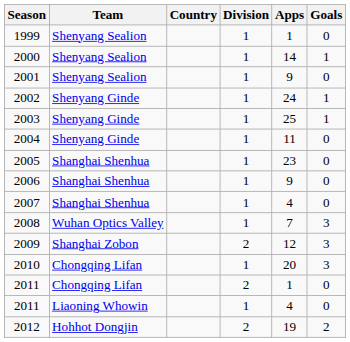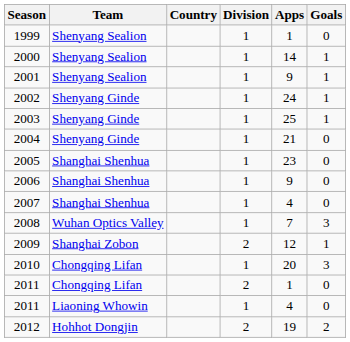(326, 77) 0 -> (326, 77) 1
(290, 139) 11 -> (290, 139) 21
(326, 243) 3 -> (326, 243) 1
